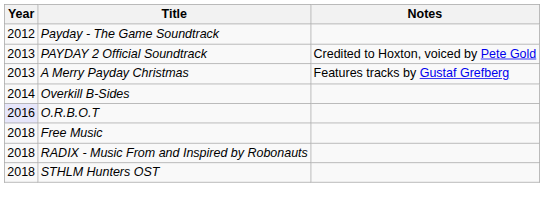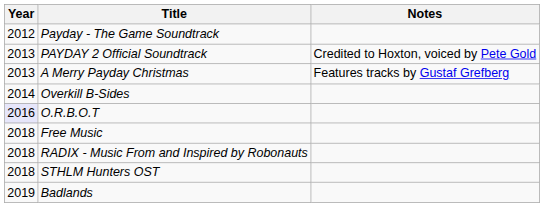+ row: (67, 192)
